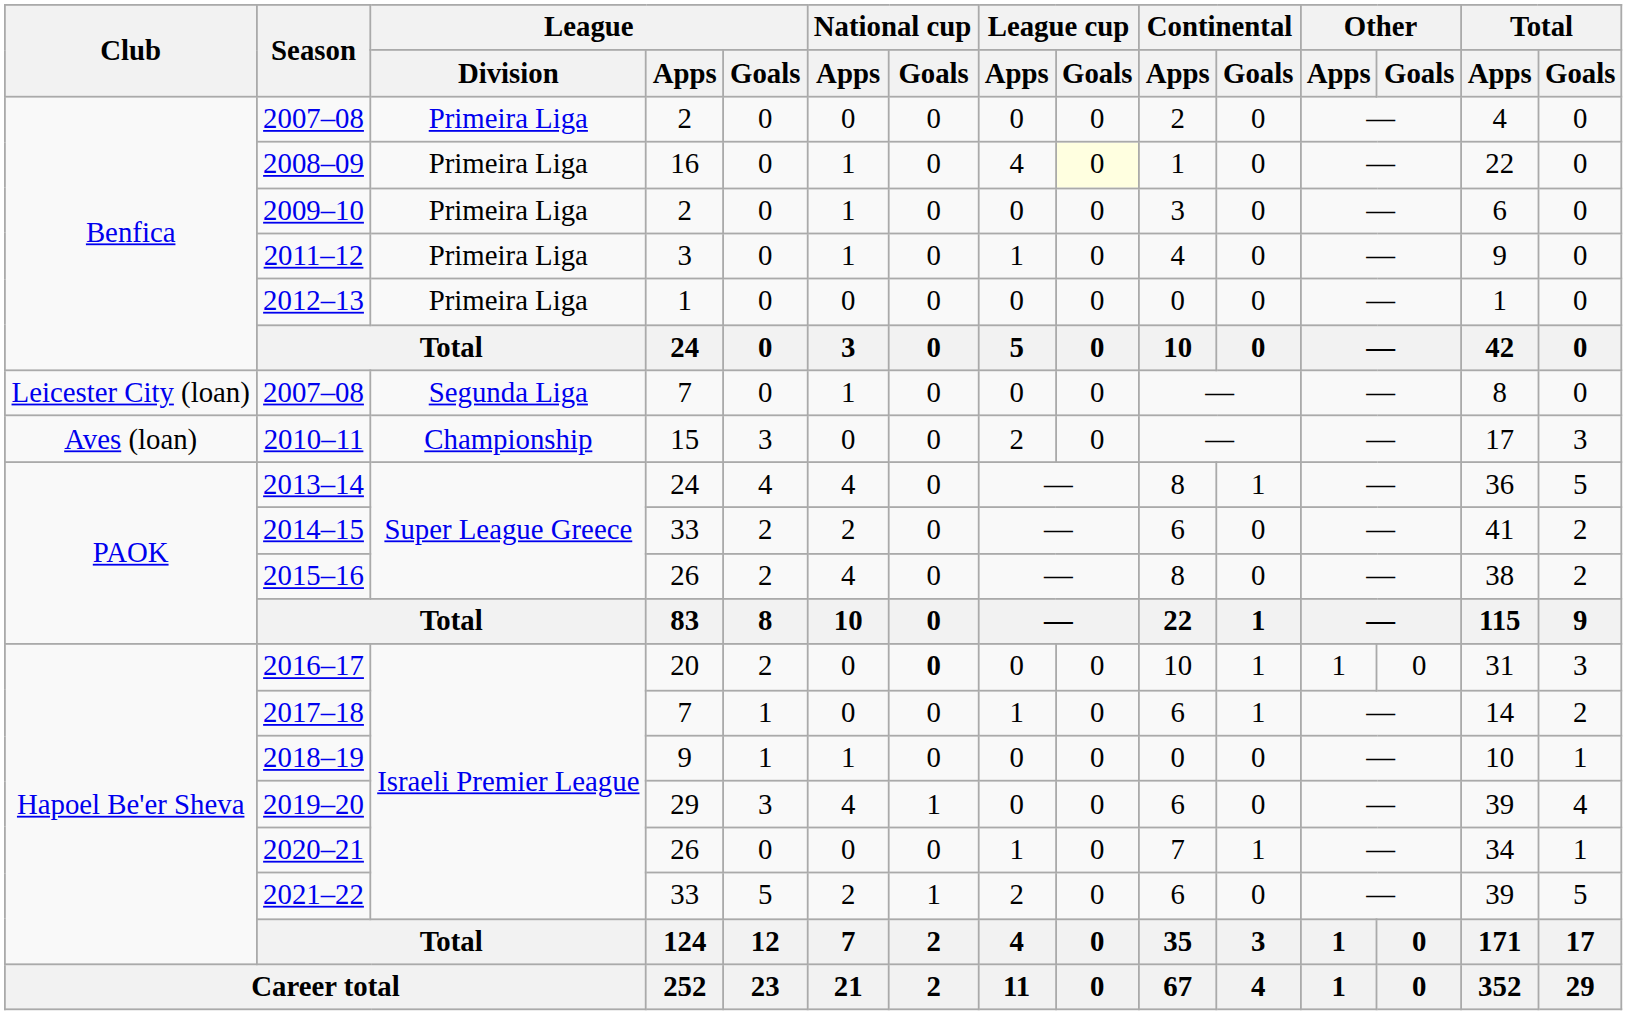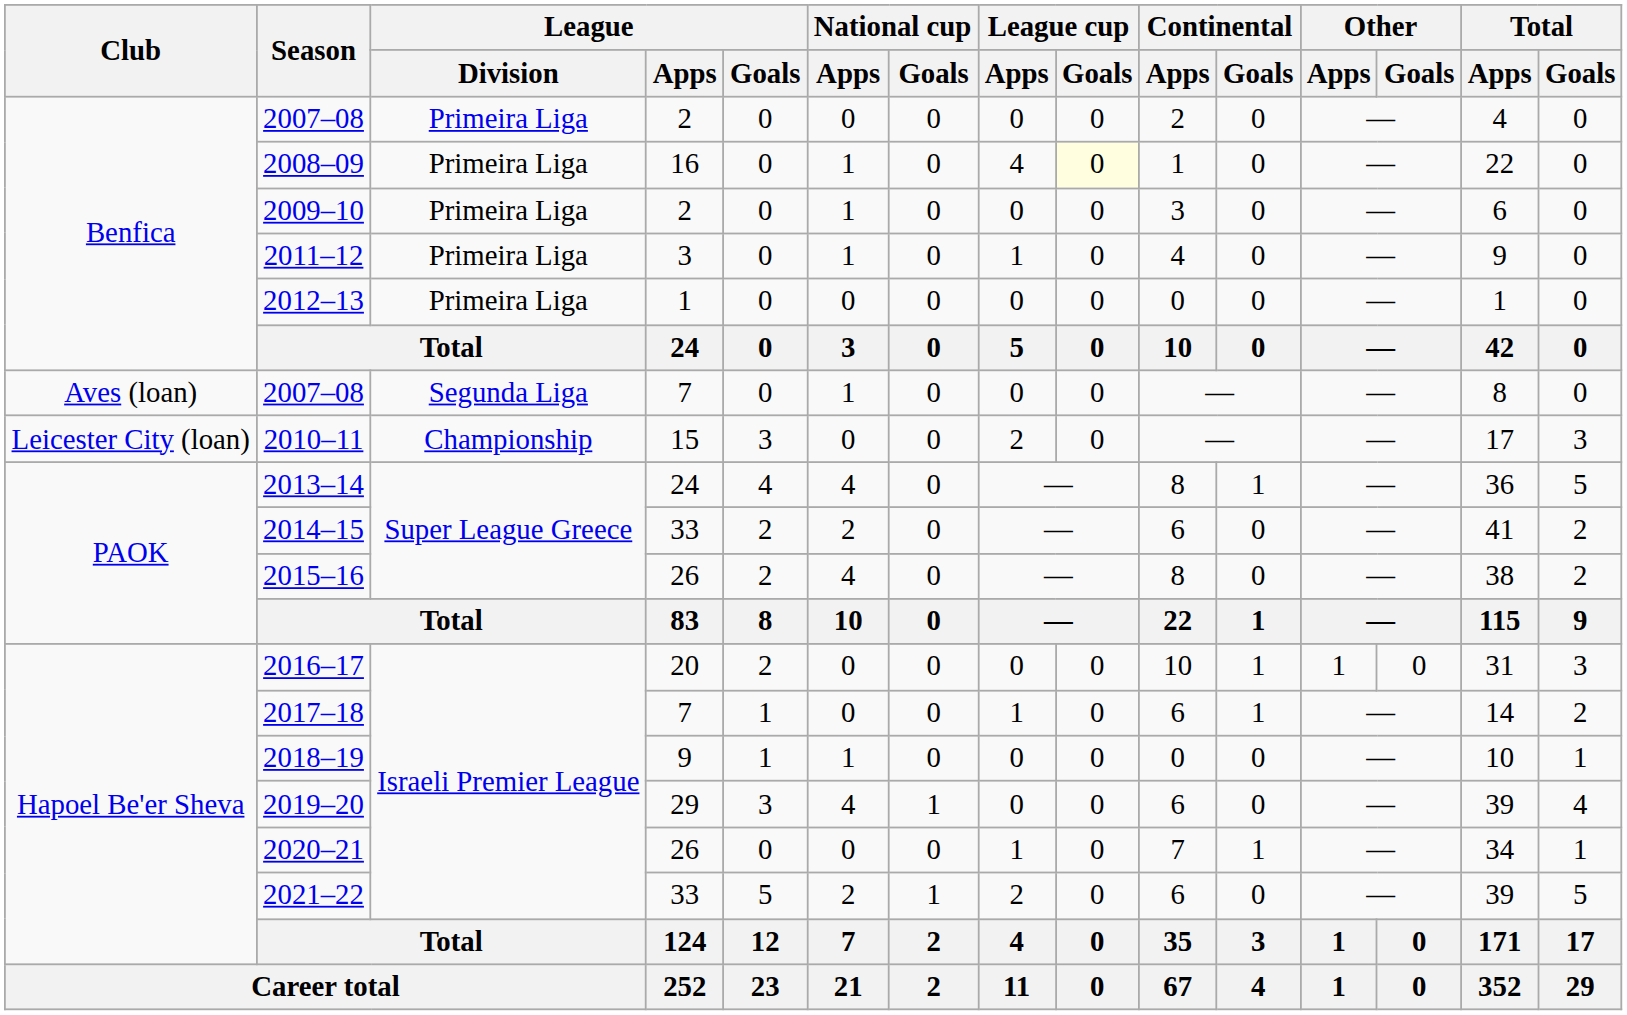(131, 392) Leicester City (loan) -> (131, 392) Aves (loan)
(131, 438) Aves (loan) -> (131, 438) Leicester City (loan)
(934, 666) bold -> (934, 666) normal
